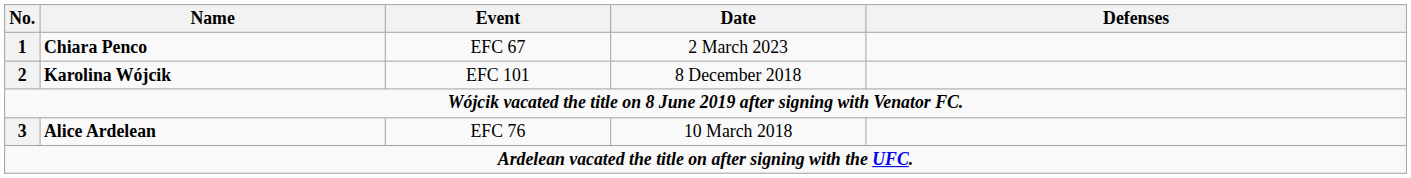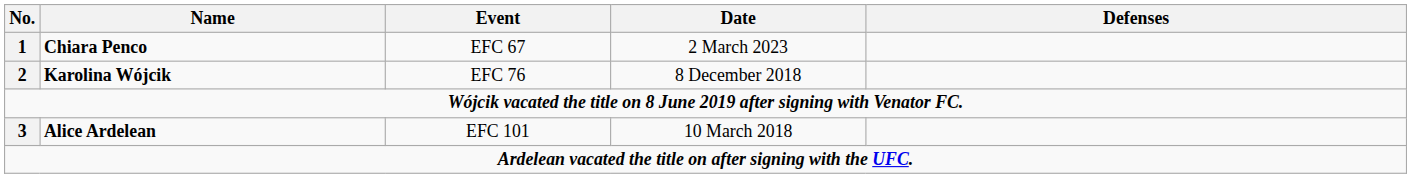(498, 74) EFC 101 -> (498, 74) EFC 76
(498, 131) EFC 76 -> (498, 131) EFC 101
